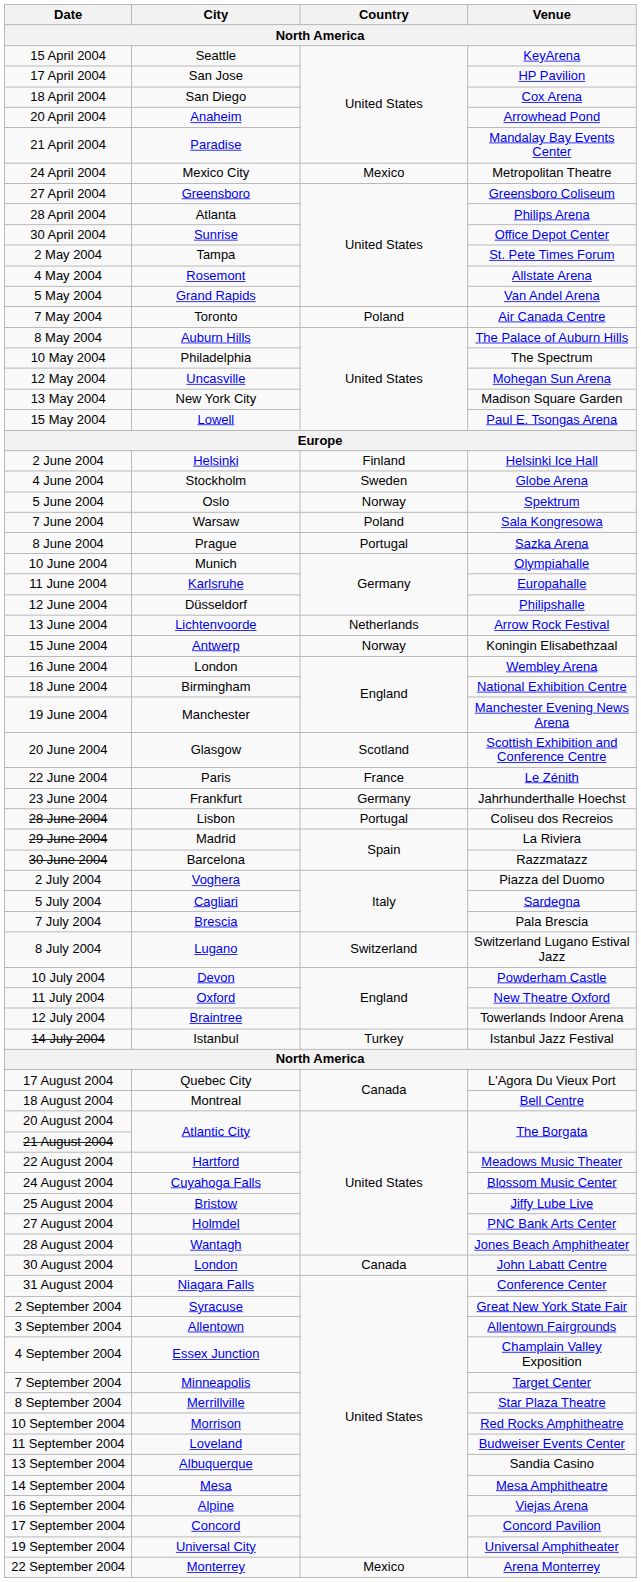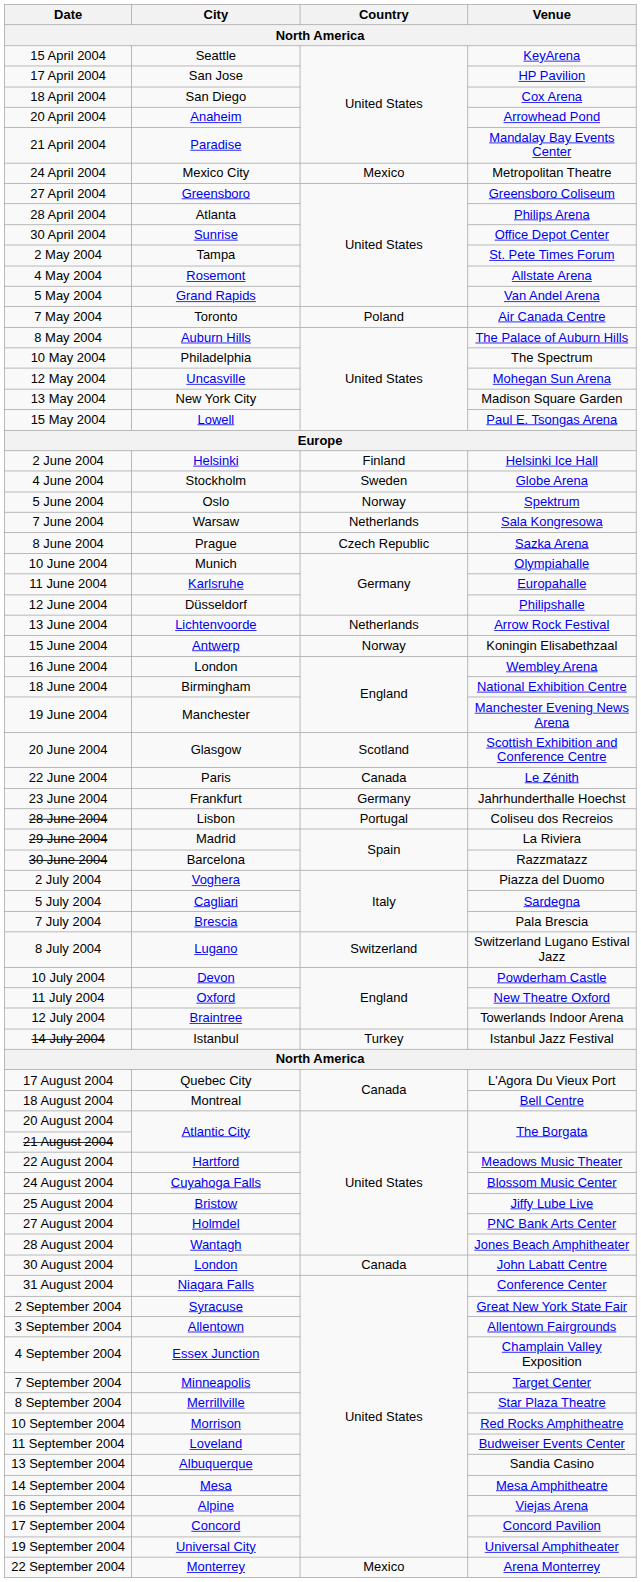(384, 522) Poland -> (384, 522) Netherlands
(384, 543) Portugal -> (384, 543) Czech Republic
(384, 777) France -> (384, 777) Canada
